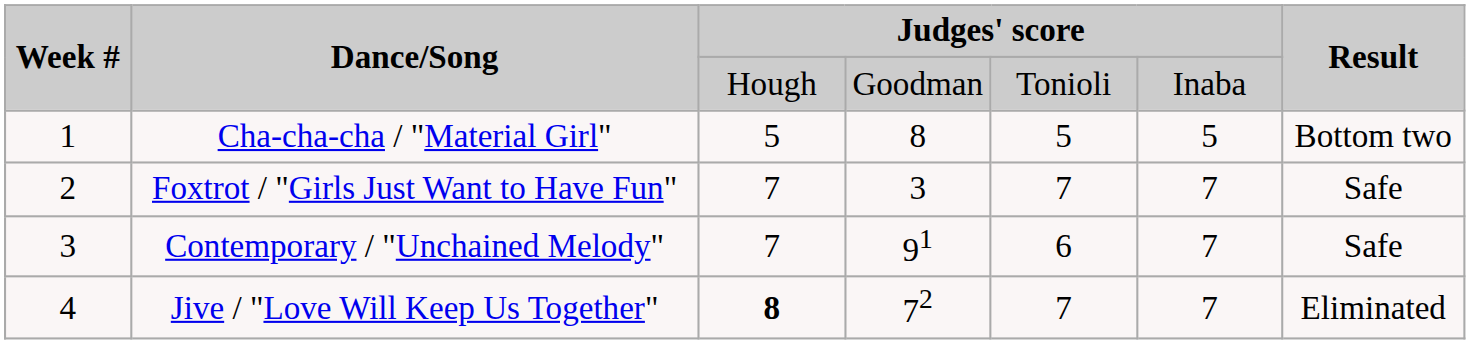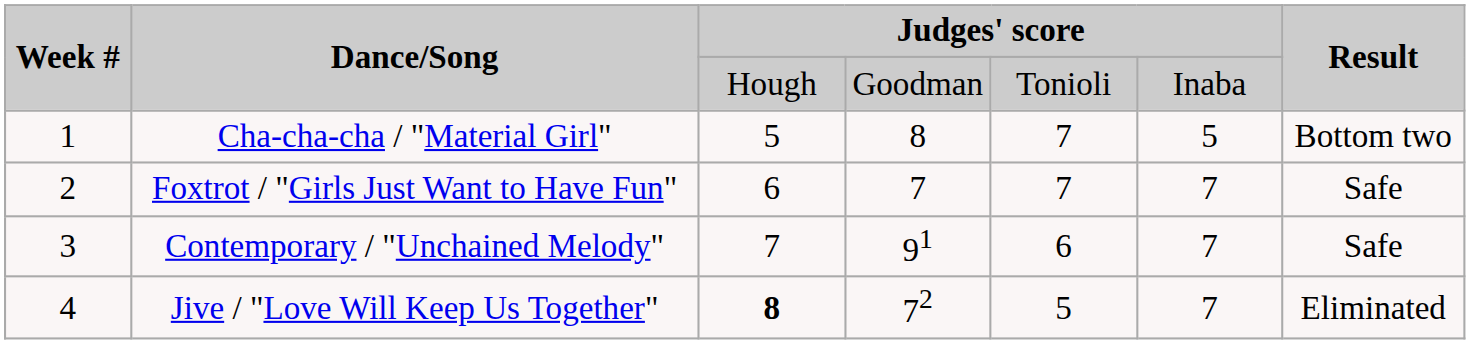(1064, 135) 5 -> (1064, 135) 7
(772, 188) 7 -> (772, 188) 6
(918, 188) 3 -> (918, 188) 7
(1064, 306) 7 -> (1064, 306) 5
